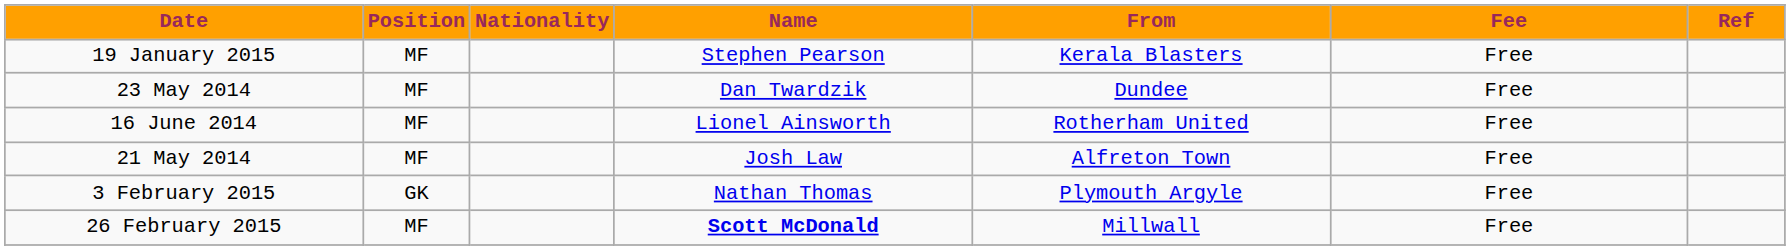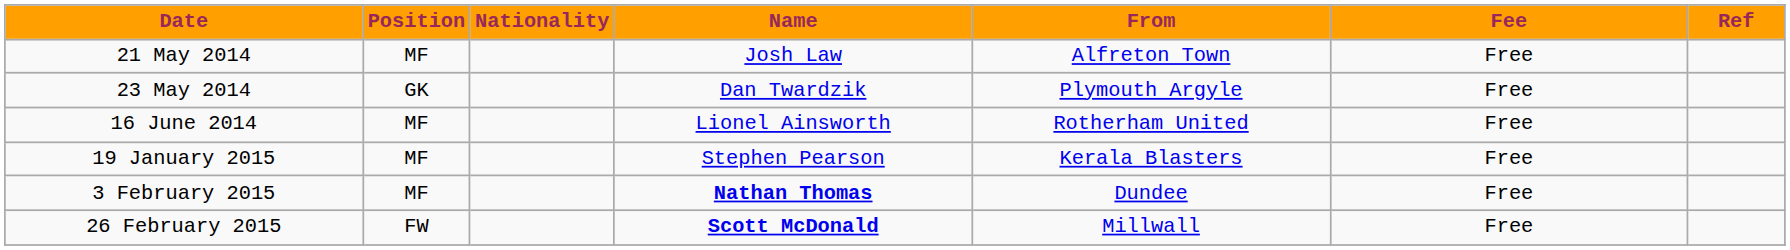rows swapped: (184, 158) <-> (184, 56)
(416, 90) MF -> (416, 90) GK
(1151, 90) Dundee -> (1151, 90) Plymouth Argyle
(416, 193) GK -> (416, 193) MF
(793, 193) normal -> (793, 193) bold
(1151, 193) Plymouth Argyle -> (1151, 193) Dundee
(416, 227) MF -> (416, 227) FW
